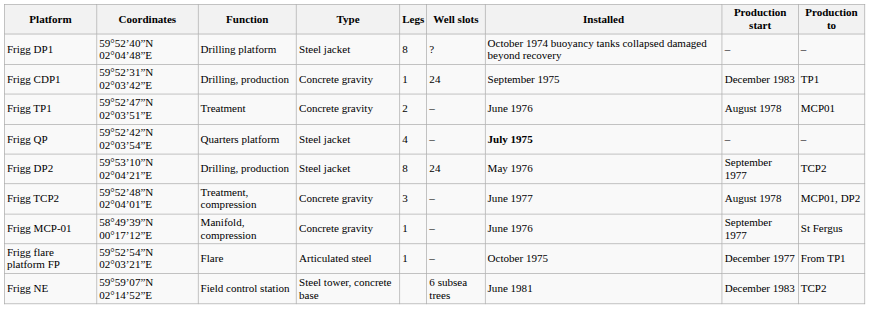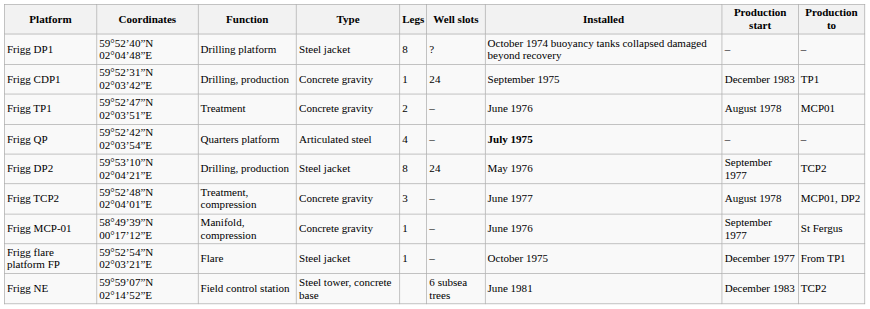(325, 139) Steel jacket -> (335, 139) Articulated steel
(335, 258) Articulated steel -> (325, 258) Steel jacket
